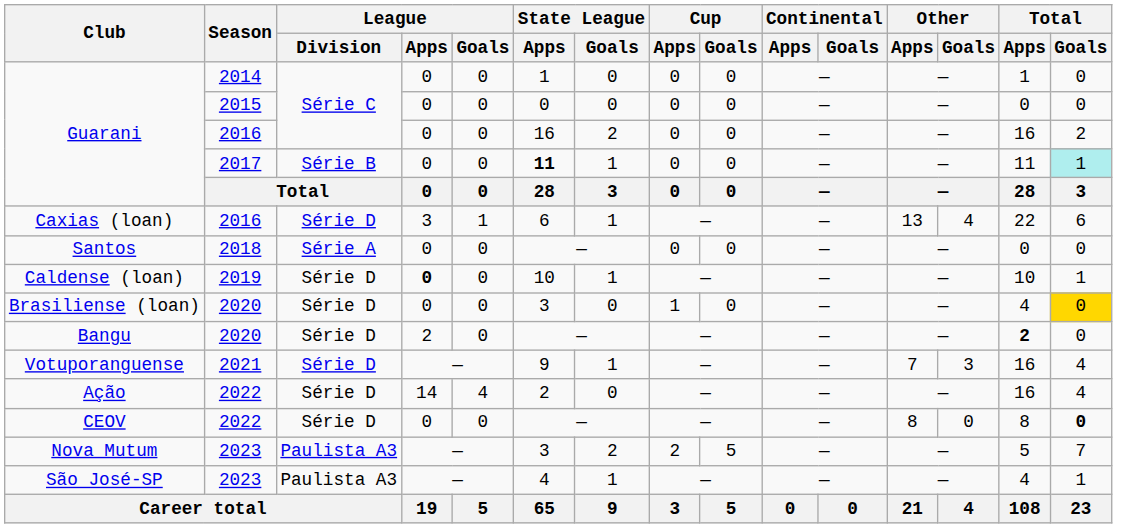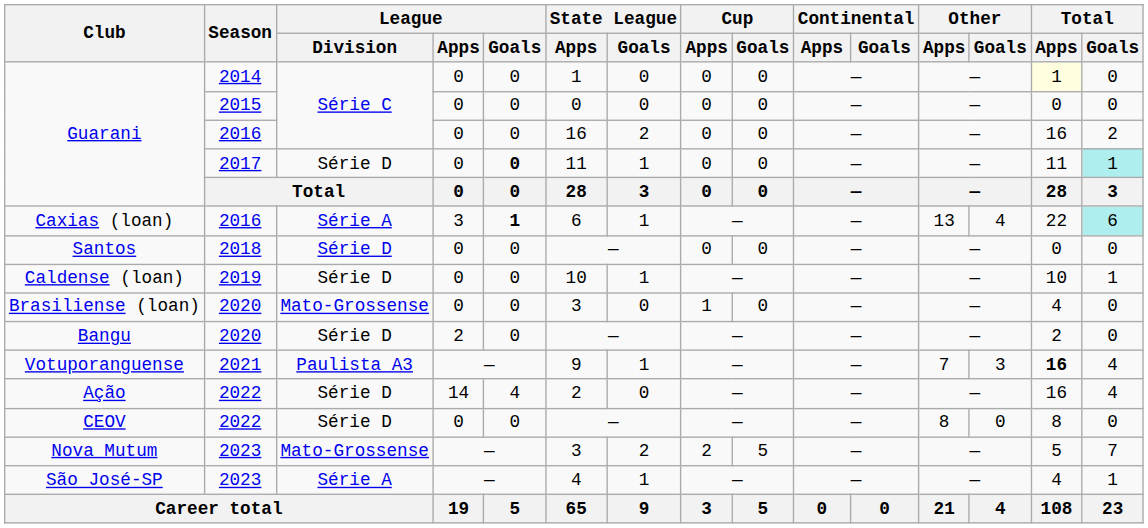(1025, 77) no background -> (1056, 77) lightyellow background
(339, 163) Série B -> (355, 163) Série D
(483, 163) normal -> (515, 163) bold
(544, 163) bold -> (576, 163) normal
(339, 221) Série D -> (355, 221) Série A
(483, 221) normal -> (515, 221) bold
(1081, 221) no background -> (1113, 221) paleturquoise background
(339, 250) Série A -> (355, 250) Série D
(427, 278) bold -> (459, 278) normal
(339, 307) Série D -> (355, 307) Mato-Grossense
(1081, 307) gold background -> (1113, 307) no background
(1025, 336) bold -> (1056, 336) normal
(339, 365) Série D -> (355, 365) Paulista A3
(1025, 365) normal -> (1056, 365) bold
(1081, 422) bold -> (1113, 422) normal
(339, 451) Paulista A3 -> (355, 451) Mato-Grossense
(339, 480) Paulista A3 -> (355, 480) Série A
